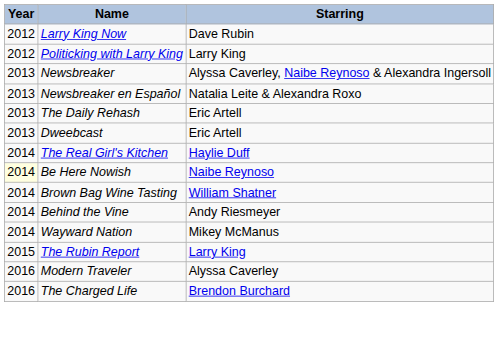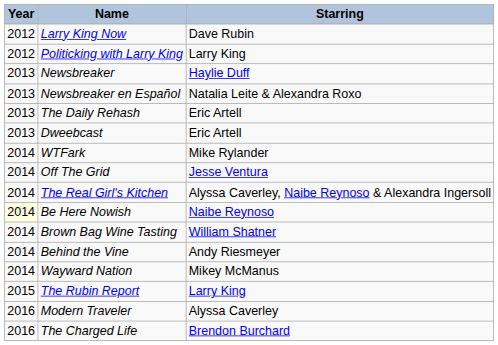(340, 73) Alyssa Caverley, Naibe Reynoso & Alexandra Ingersoll -> (219, 73) Haylie Duff
+ row: (63, 152)
+ row: (75, 172)
(219, 152) Haylie Duff -> (340, 192) Alyssa Caverley, Naibe Reynoso & Alexandra Ingersoll
